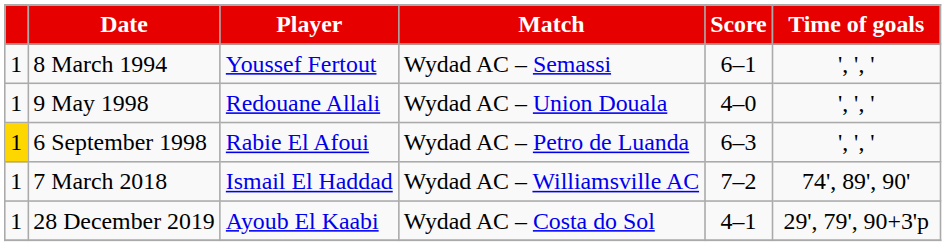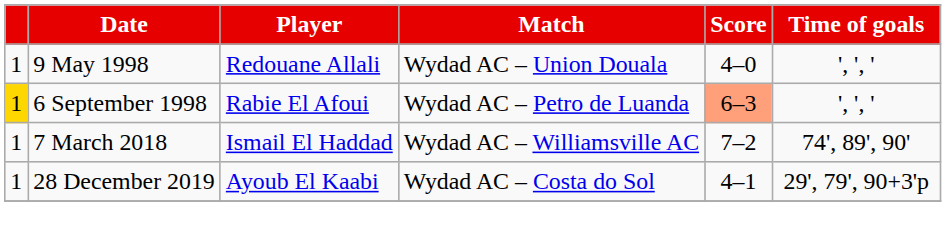- row: (100, 63)
(738, 142) no background -> (738, 103) lightsalmon background
